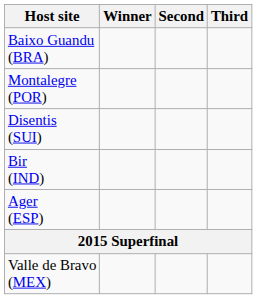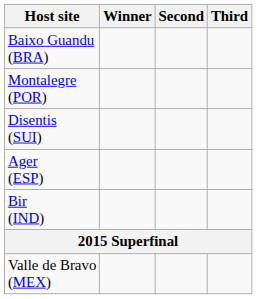rows swapped: (26, 209) <-> (26, 169)
